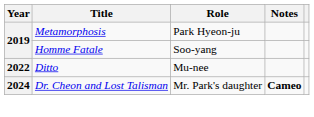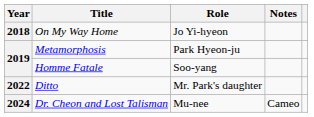+ row: (77, 31)
(191, 67) Mu-nee -> (218, 85) Mr. Park's daughter
(218, 85) Mr. Park's daughter -> (191, 103) Mu-nee
(284, 85) bold -> (283, 103) normal
